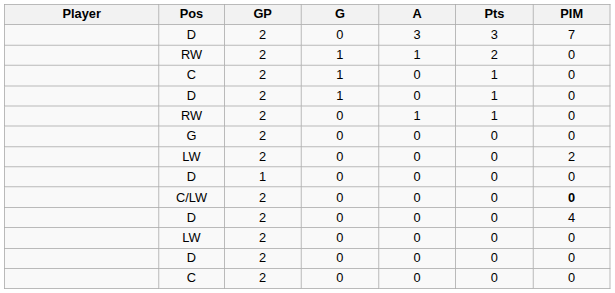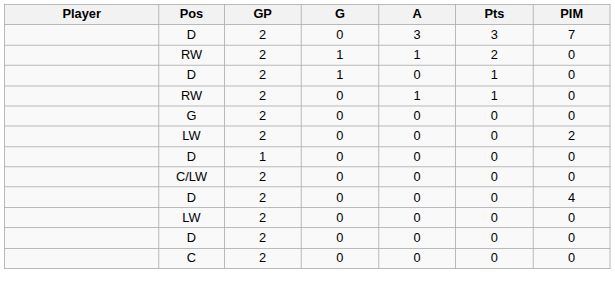- row: (191, 75)
(572, 197) bold -> (572, 177) normal
